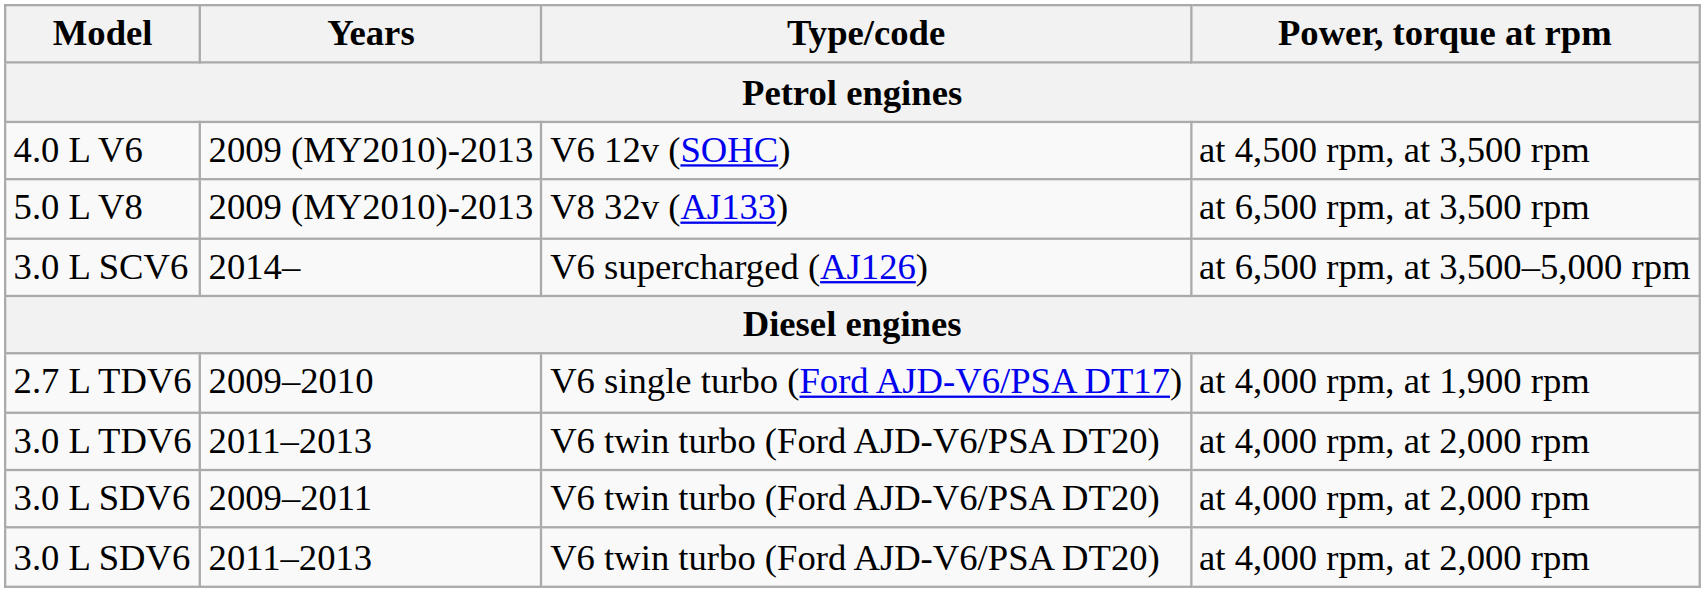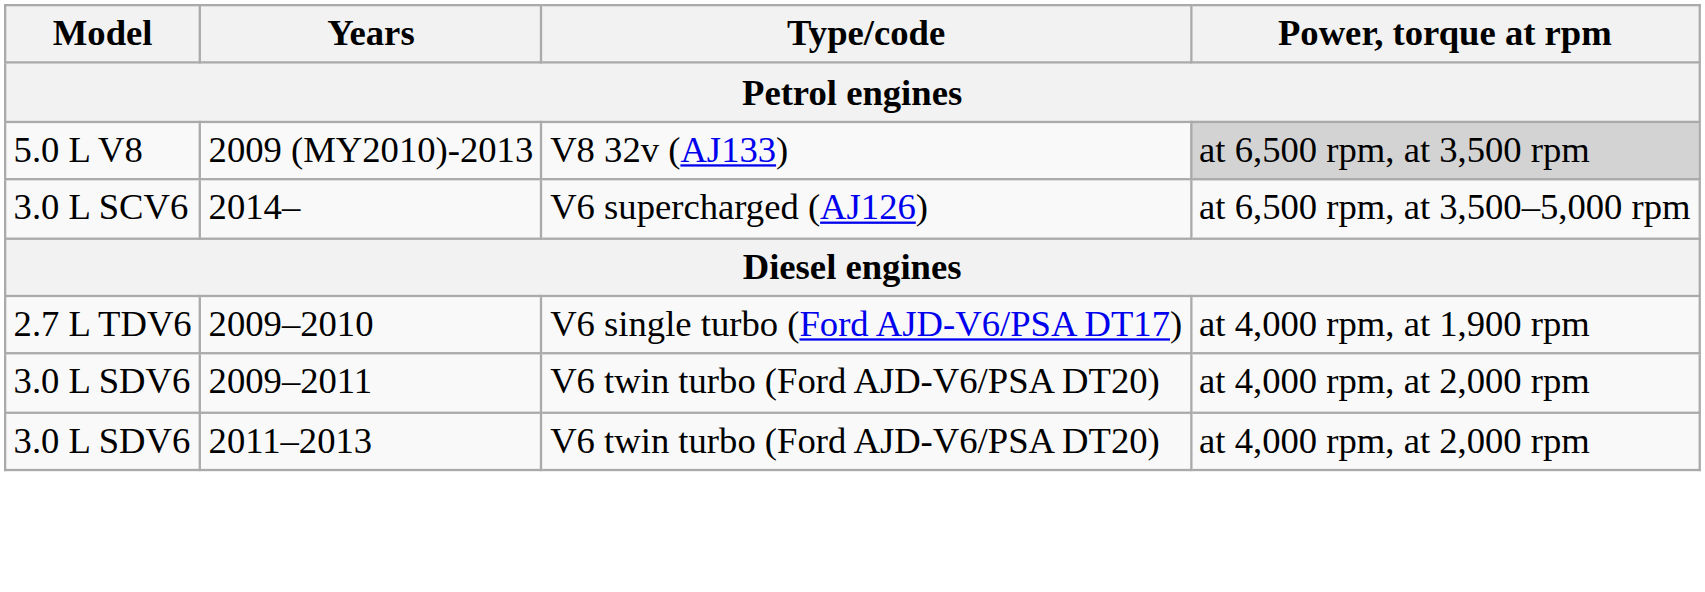- row: (78, 149)
(1394, 207) no background -> (1394, 149) lightgrey background
- row: (103, 440)
